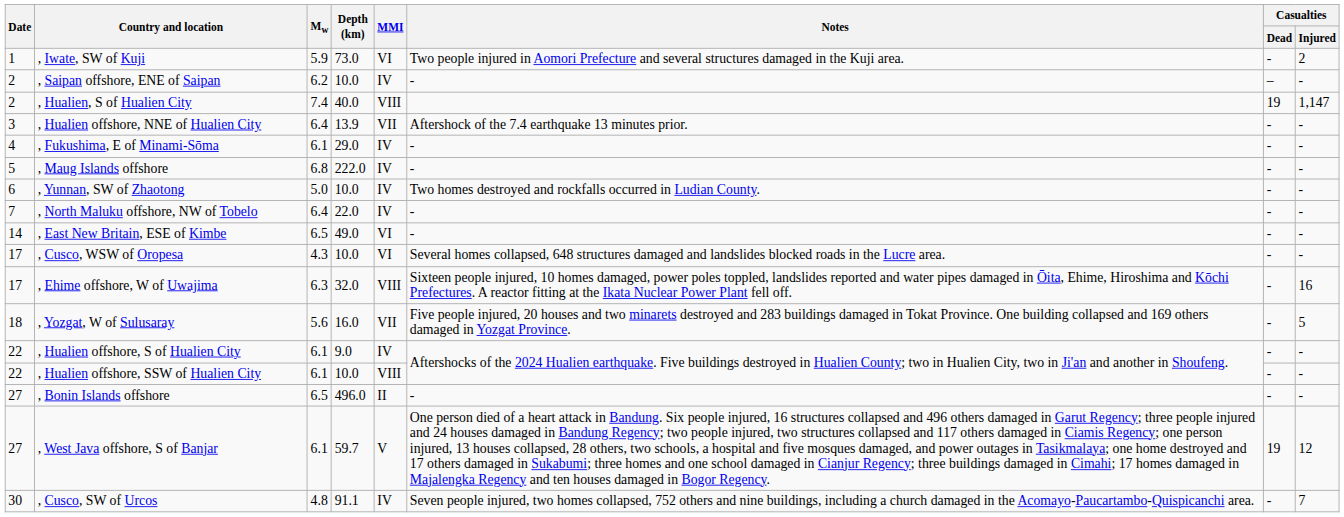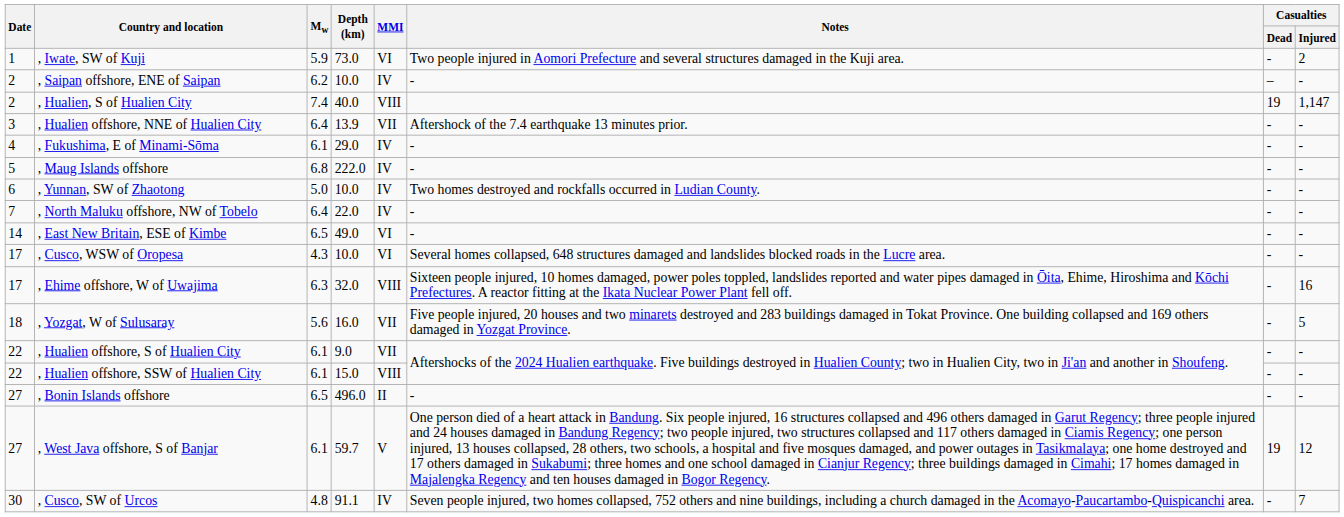(385, 351) IV -> (387, 351) VII
(347, 373) 10.0 -> (347, 373) 15.0
